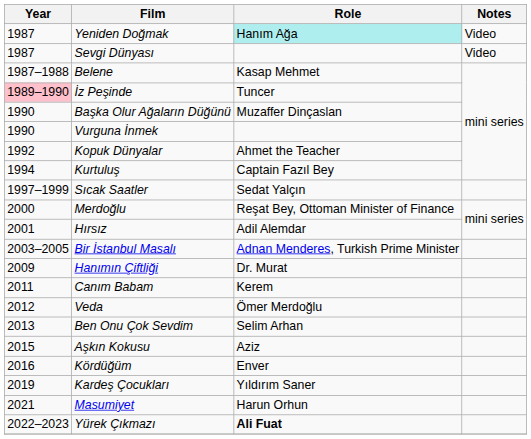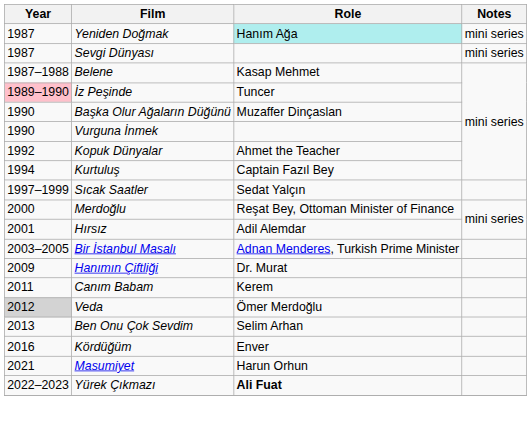(480, 33) Video -> (494, 33) mini series
(480, 53) Video -> (494, 53) mini series
(21, 307) no background -> (21, 307) lightgrey background
- row: (112, 346)
- row: (122, 385)
